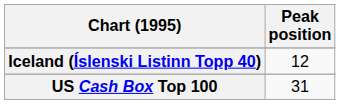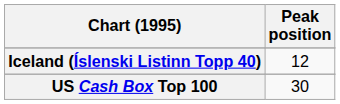(300, 86) 31 -> (300, 86) 30
